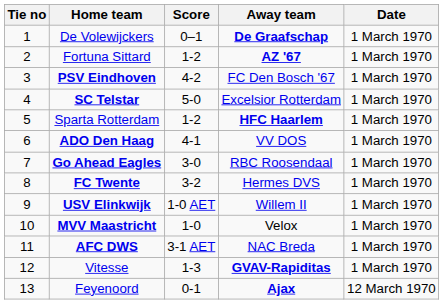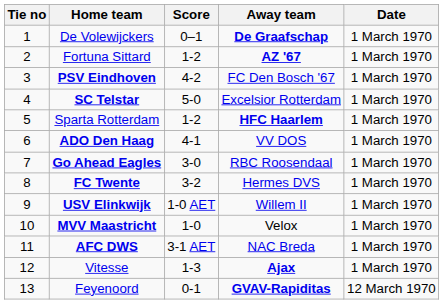(281, 267) GVAV-Rapiditas -> (281, 267) Ajax
(281, 288) Ajax -> (281, 288) GVAV-Rapiditas
